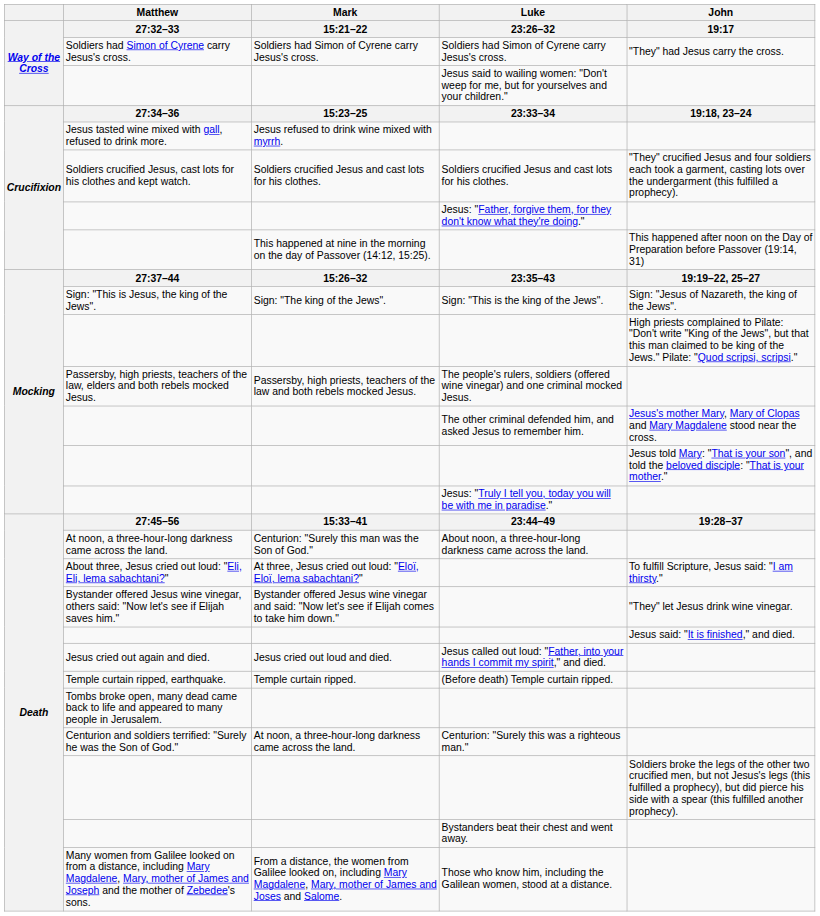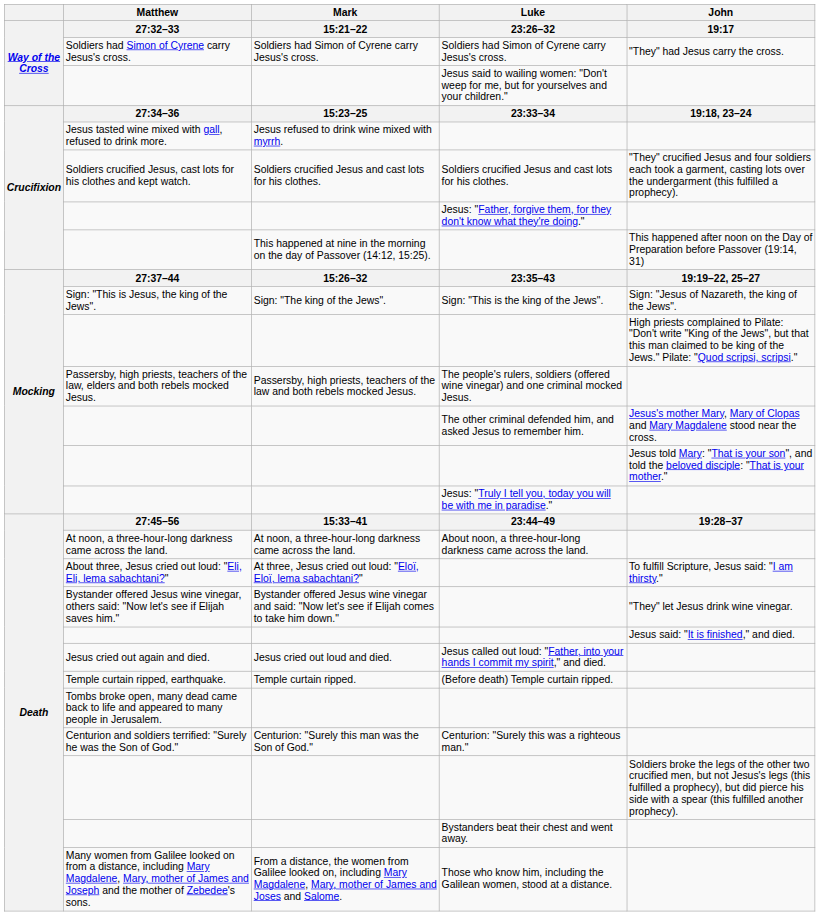(336, 544) Centurion: "Surely this man was the Son of God." -> (337, 544) At noon, a three-hour-long darkness came across the land.
(337, 742) At noon, a three-hour-long darkness came across the land. -> (336, 742) Centurion: "Surely this man was the Son of God."
